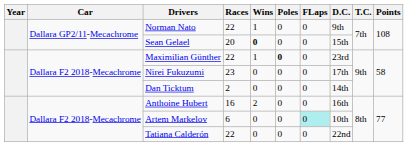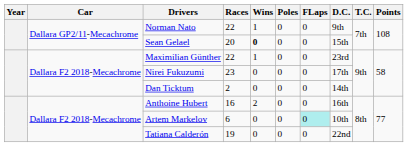(280, 57) bold -> (280, 57) normal
(230, 133) 22 -> (230, 133) 19
